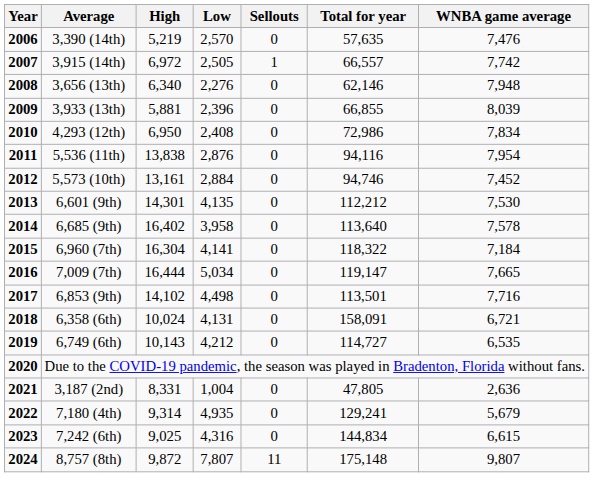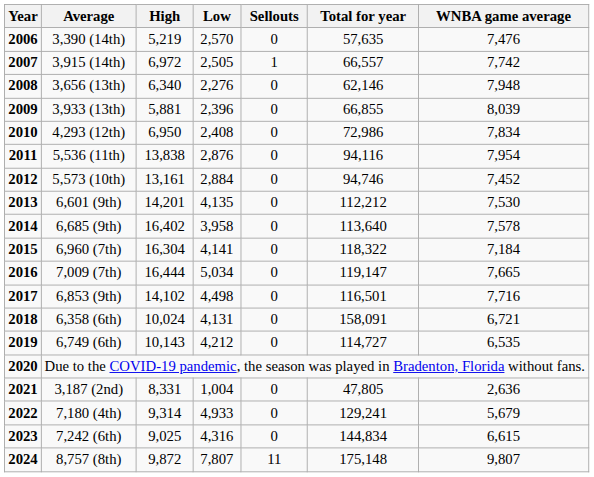(165, 202) 14,301 -> (165, 202) 14,201
(363, 296) 113,501 -> (363, 296) 116,501
(217, 413) 4,935 -> (217, 413) 4,933
